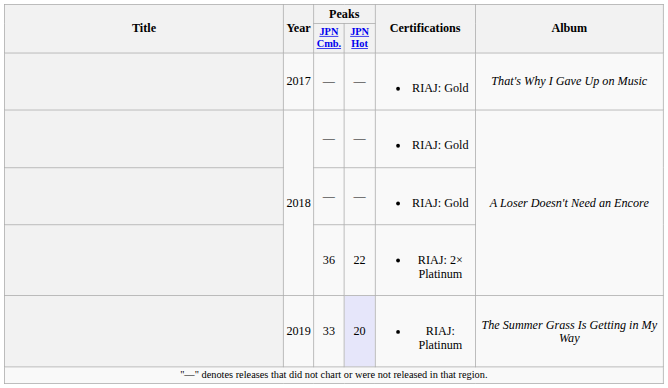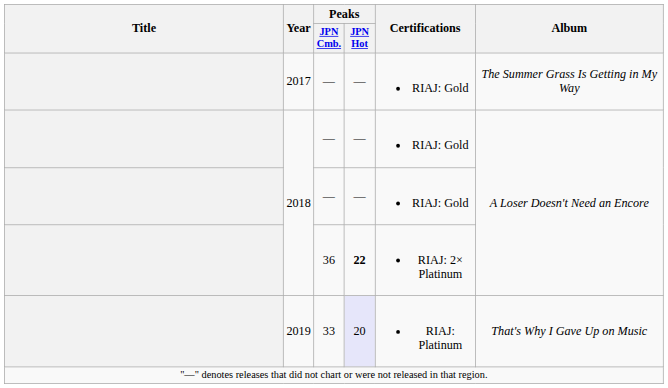(569, 81) That's Why I Gave Up on Music -> (569, 81) The Summer Grass Is Getting in My Way
(360, 260) normal -> (360, 260) bold
(569, 331) The Summer Grass Is Getting in My Way -> (569, 331) That's Why I Gave Up on Music
